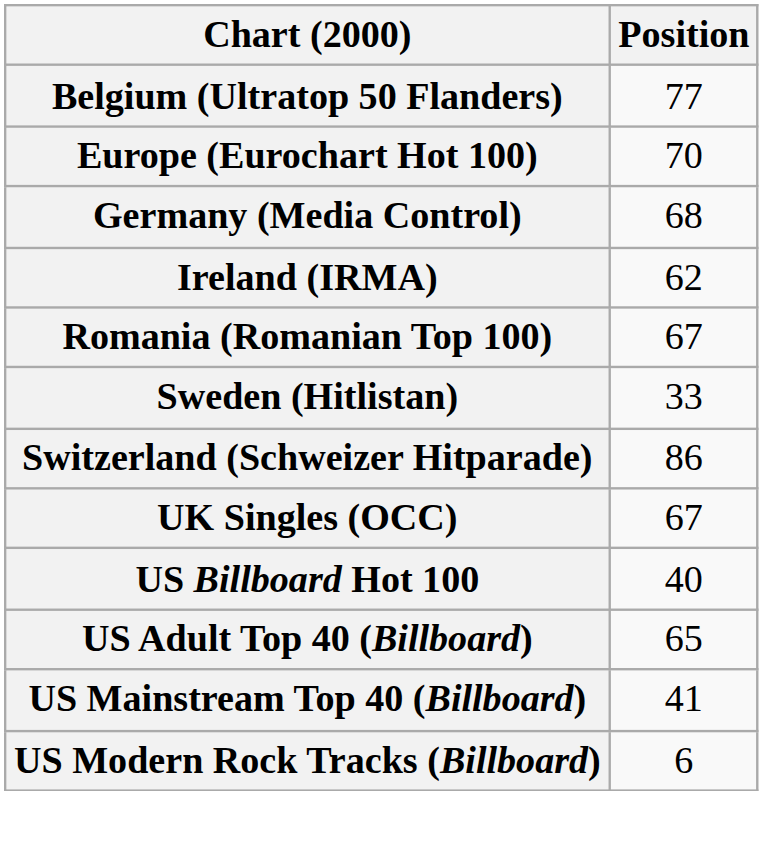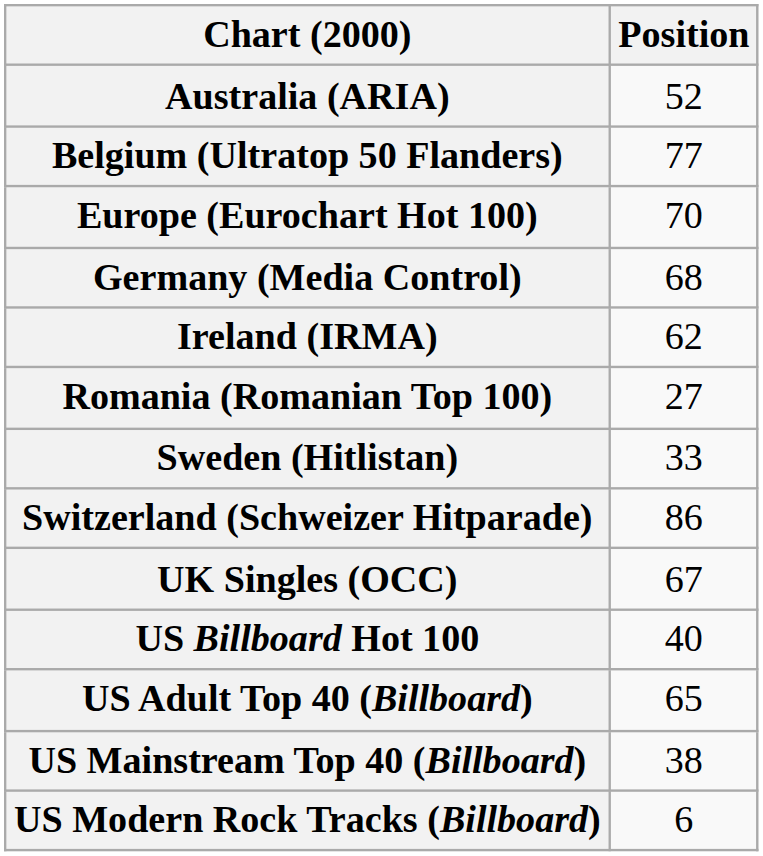+ row: (307, 95)
(684, 336) 67 -> (684, 397) 27
(684, 699) 41 -> (684, 759) 38
